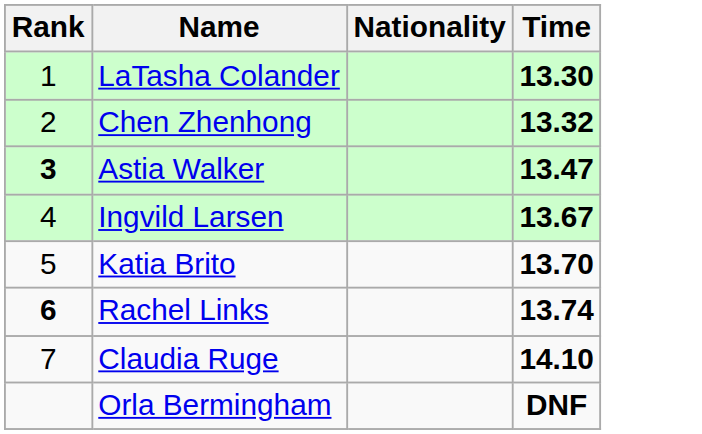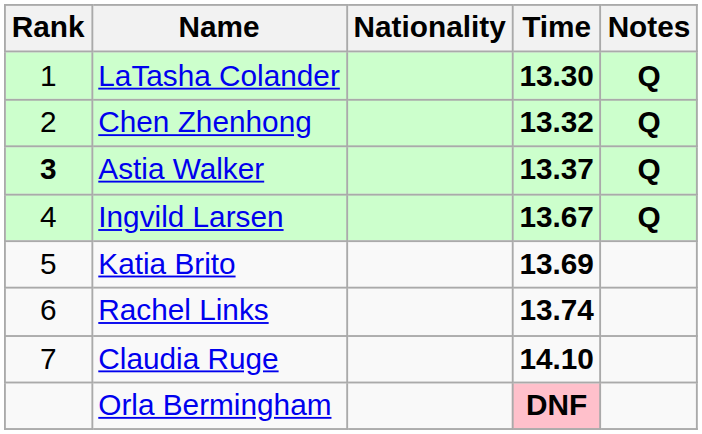+ column: (649, 28)
(557, 169) 13.47 -> (557, 169) 13.37
(557, 264) 13.70 -> (557, 264) 13.69
(48, 311) bold -> (48, 311) normal
(557, 405) no background -> (557, 405) pink background
